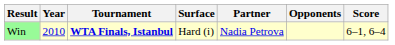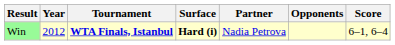(54, 31) 2010 -> (54, 31) 2012
(196, 31) normal -> (198, 31) bold
